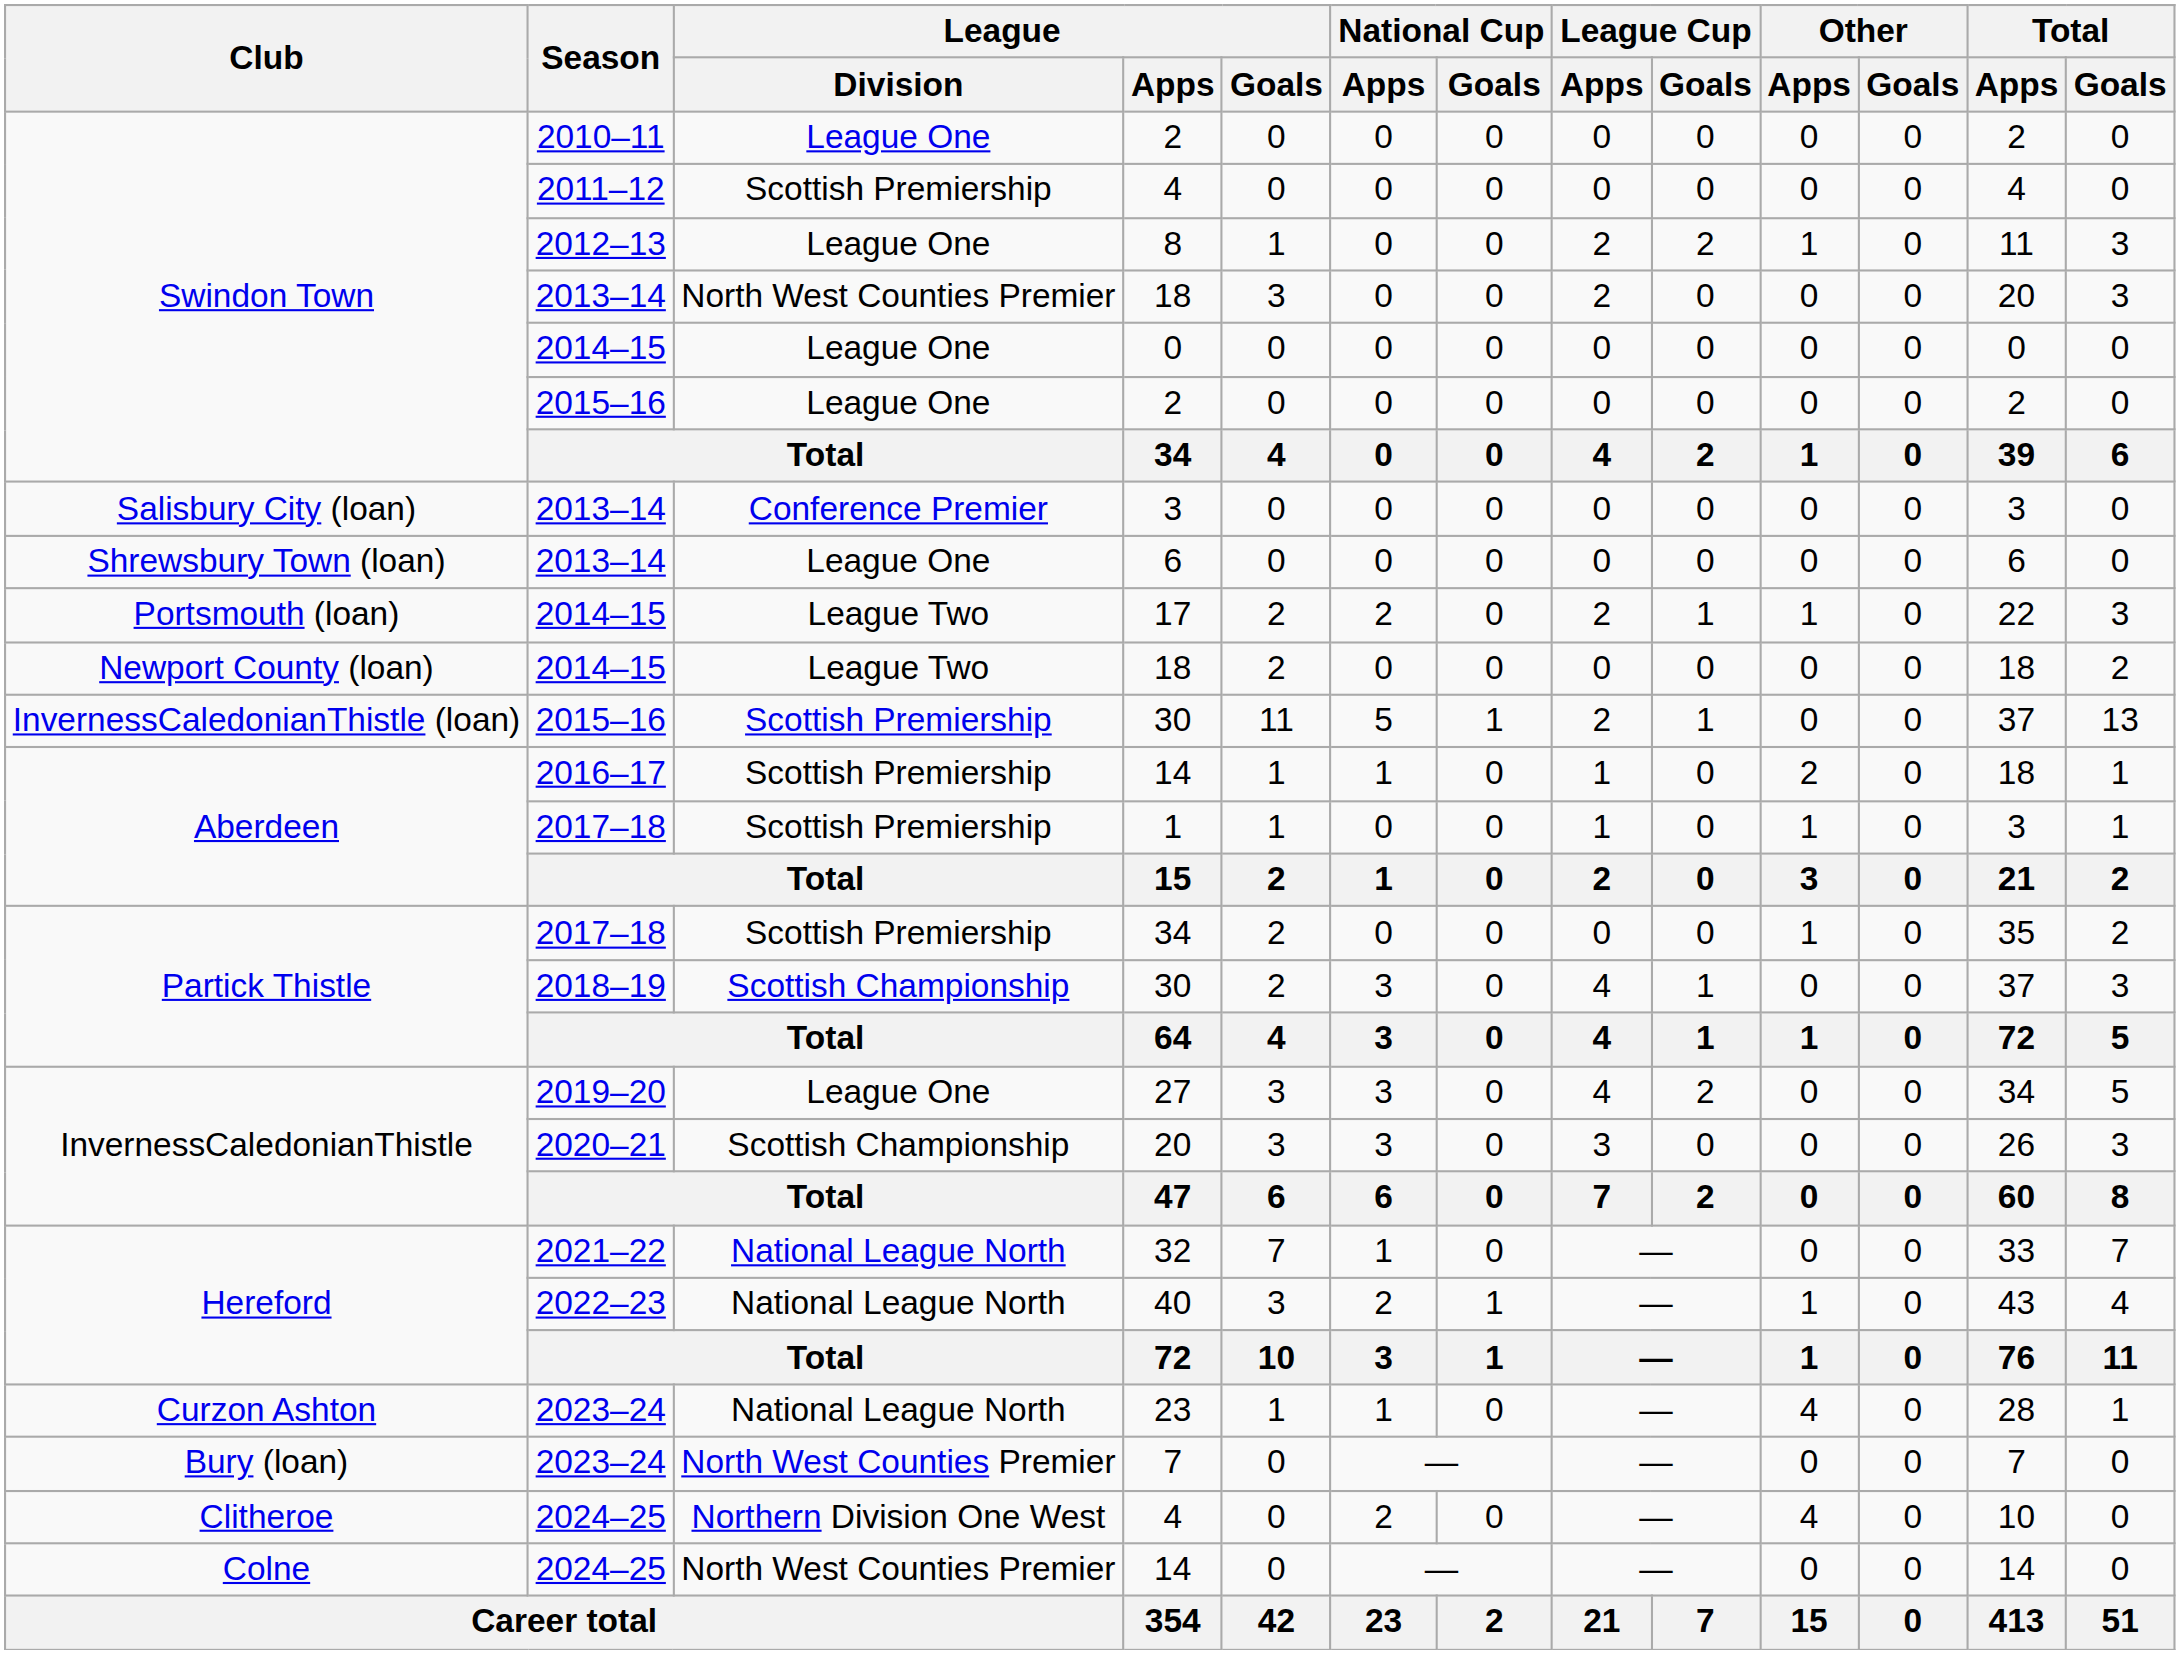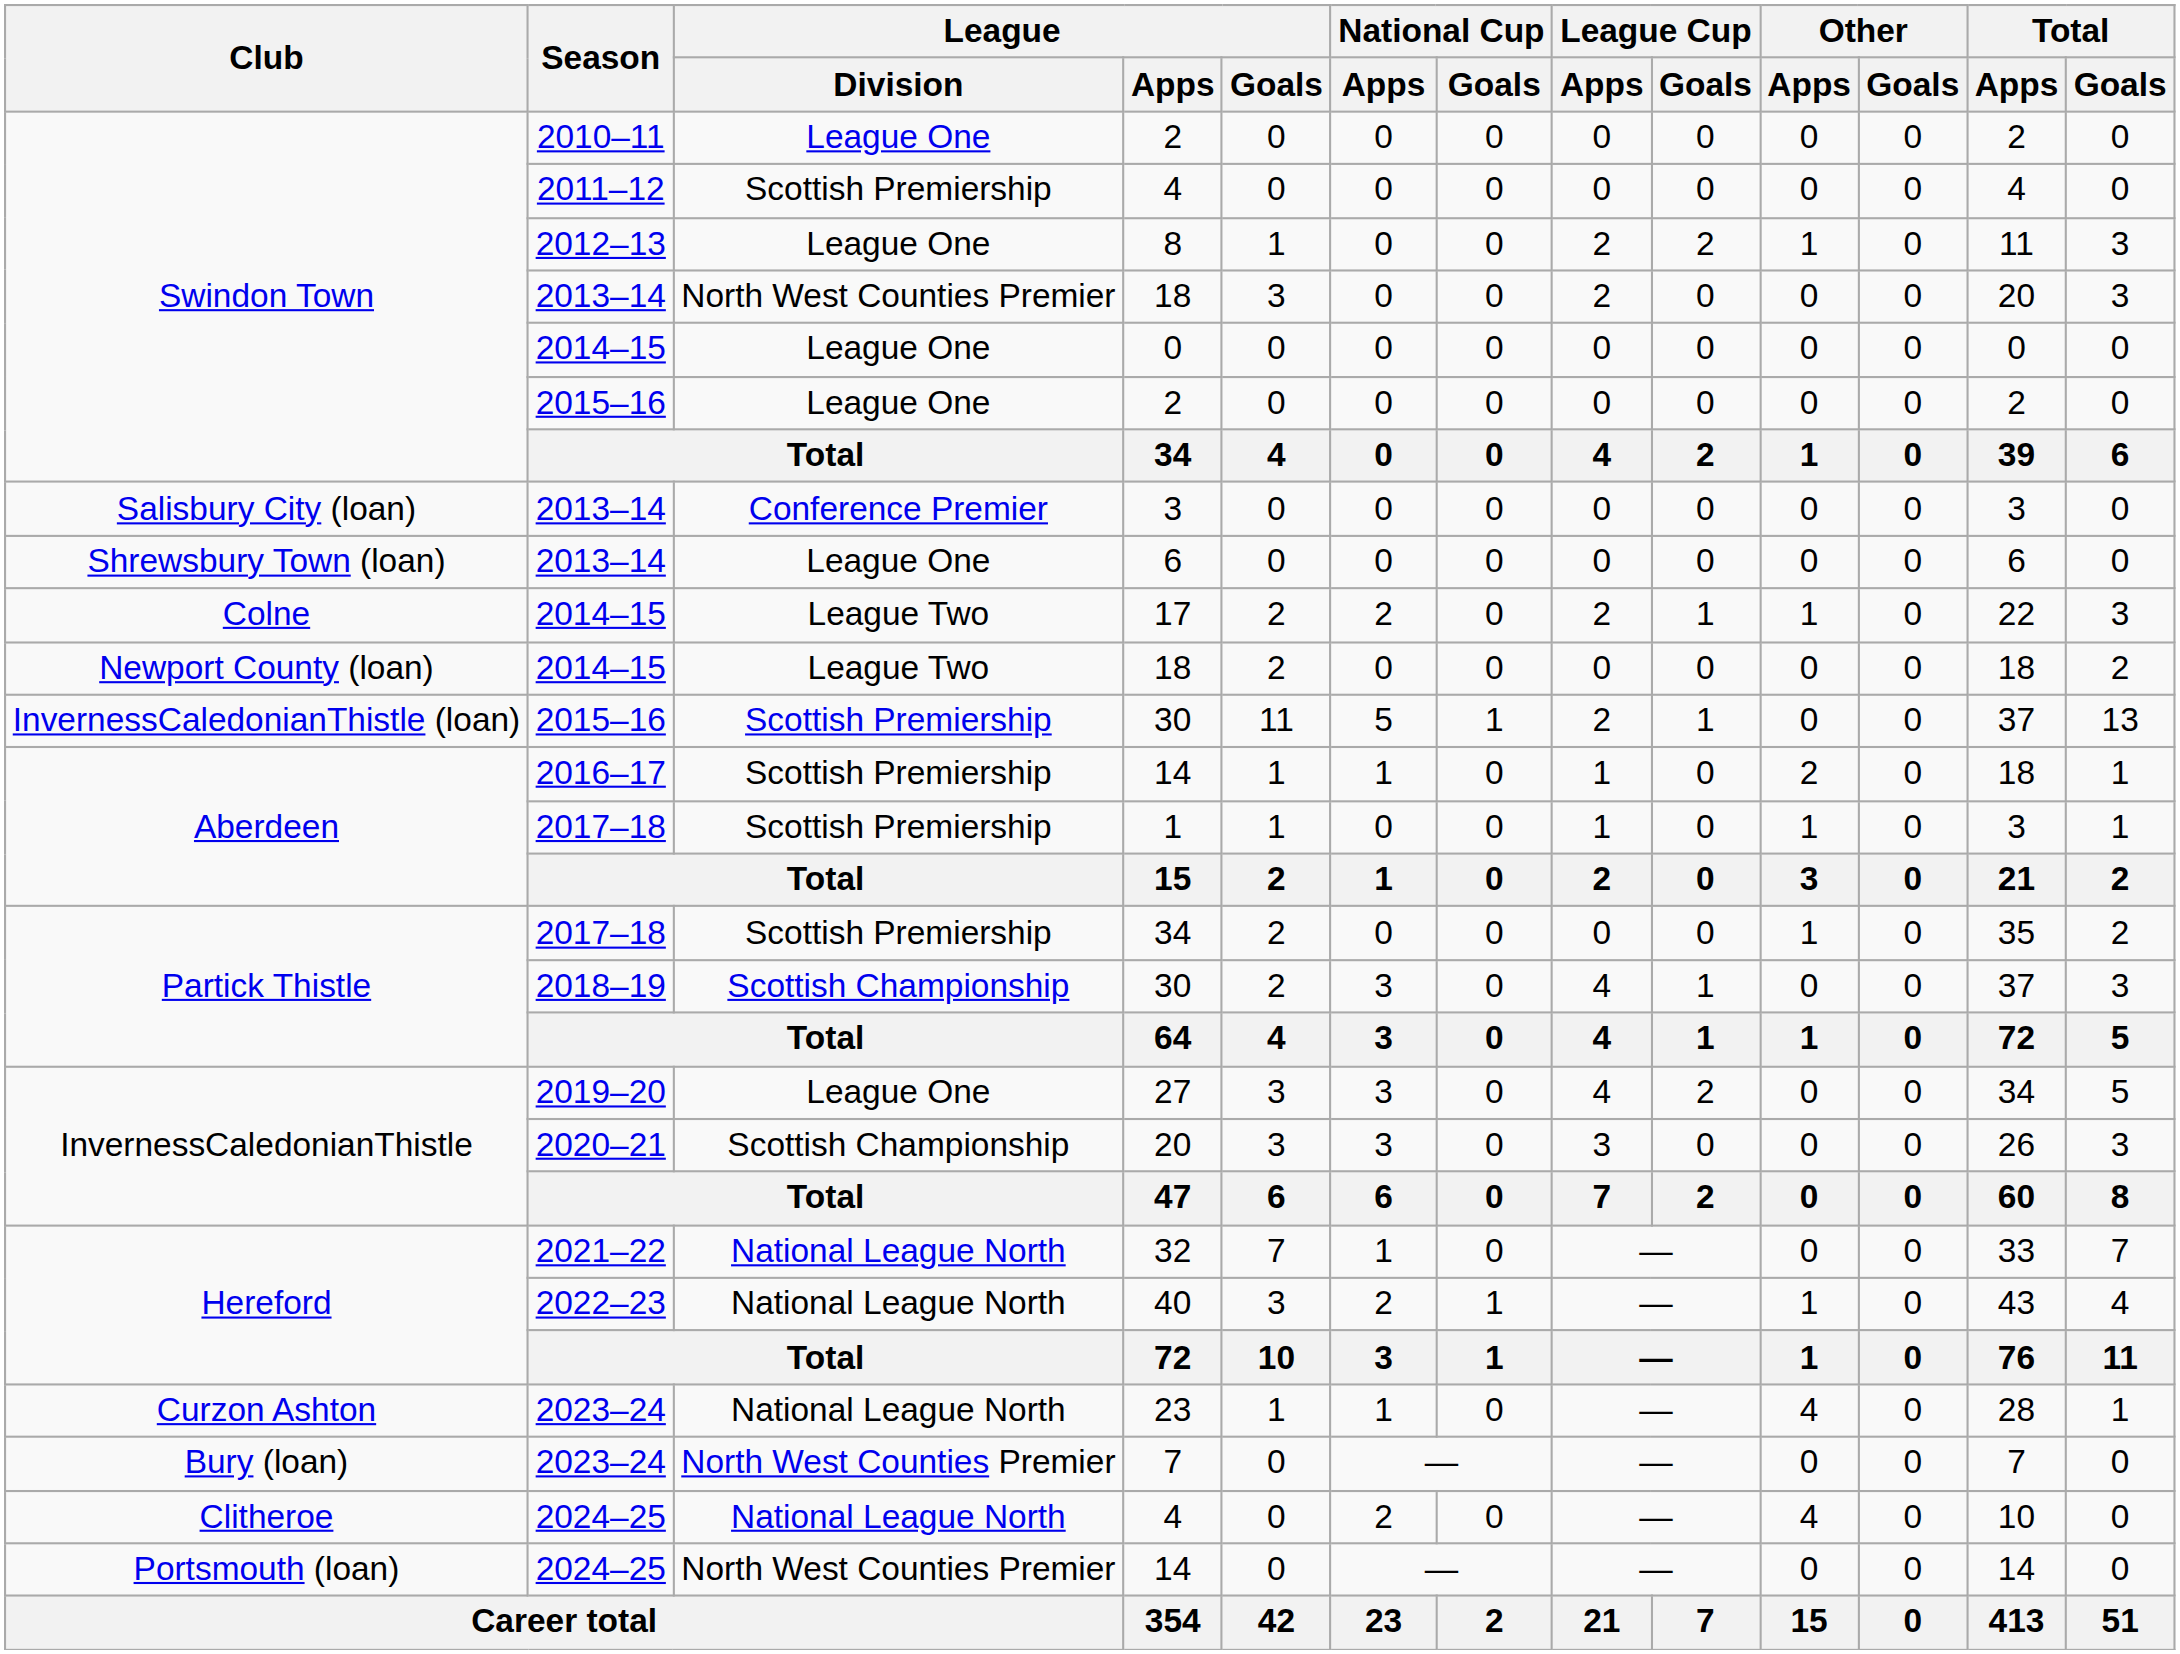(266, 614) Portsmouth (loan) -> (266, 614) Colne
(898, 1515) Northern Division One West -> (898, 1515) National League North
(266, 1568) Colne -> (266, 1568) Portsmouth (loan)
